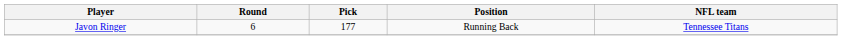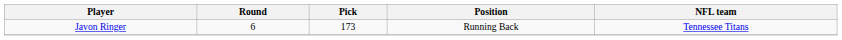(348, 27) 177 -> (348, 27) 173
